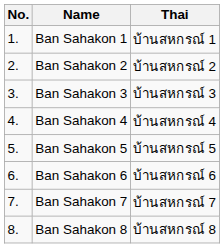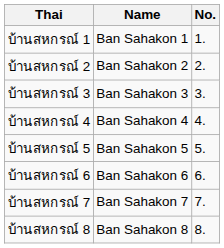columns swapped: (18, 15) <-> (175, 15)
